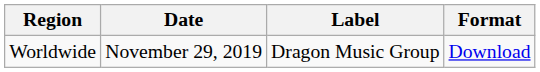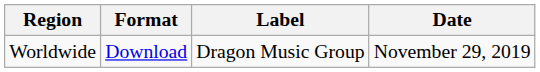columns swapped: (184, 20) <-> (490, 20)
